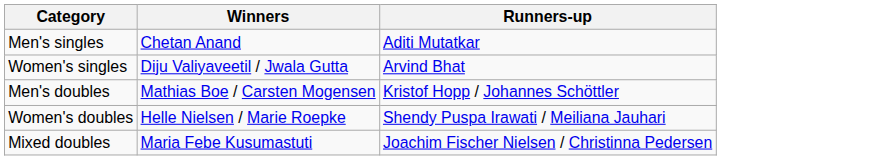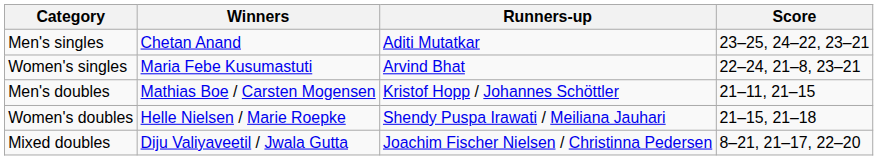+ column: (794, 17)
(244, 67) Diju Valiyaveetil / Jwala Gutta -> (226, 67) Maria Febe Kusumastuti
(226, 142) Maria Febe Kusumastuti -> (244, 142) Diju Valiyaveetil / Jwala Gutta
